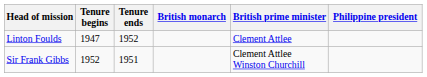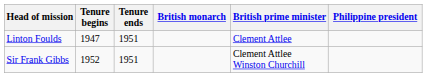(127, 38) 1952 -> (127, 38) 1951
